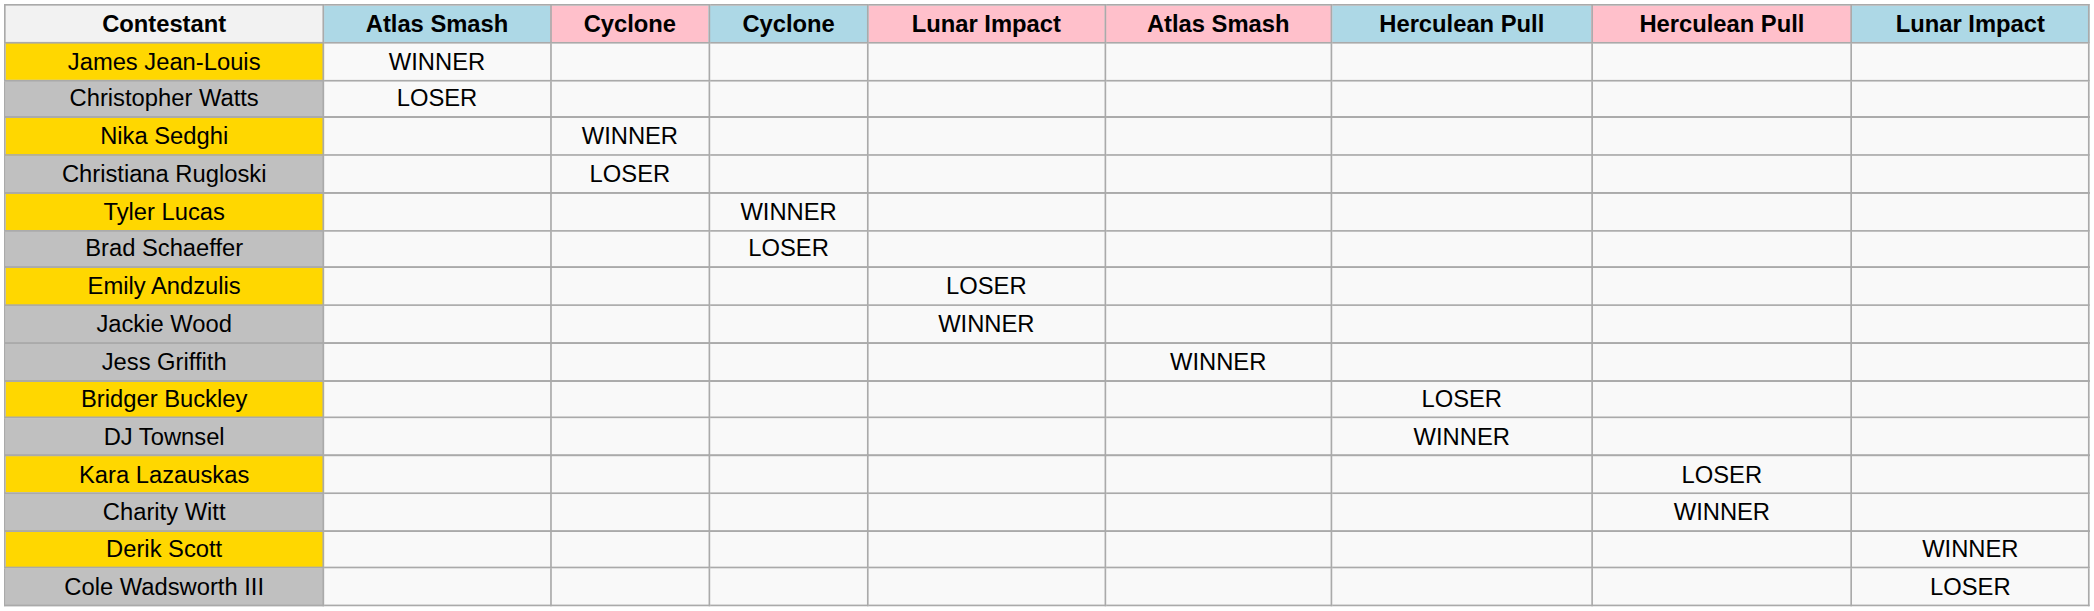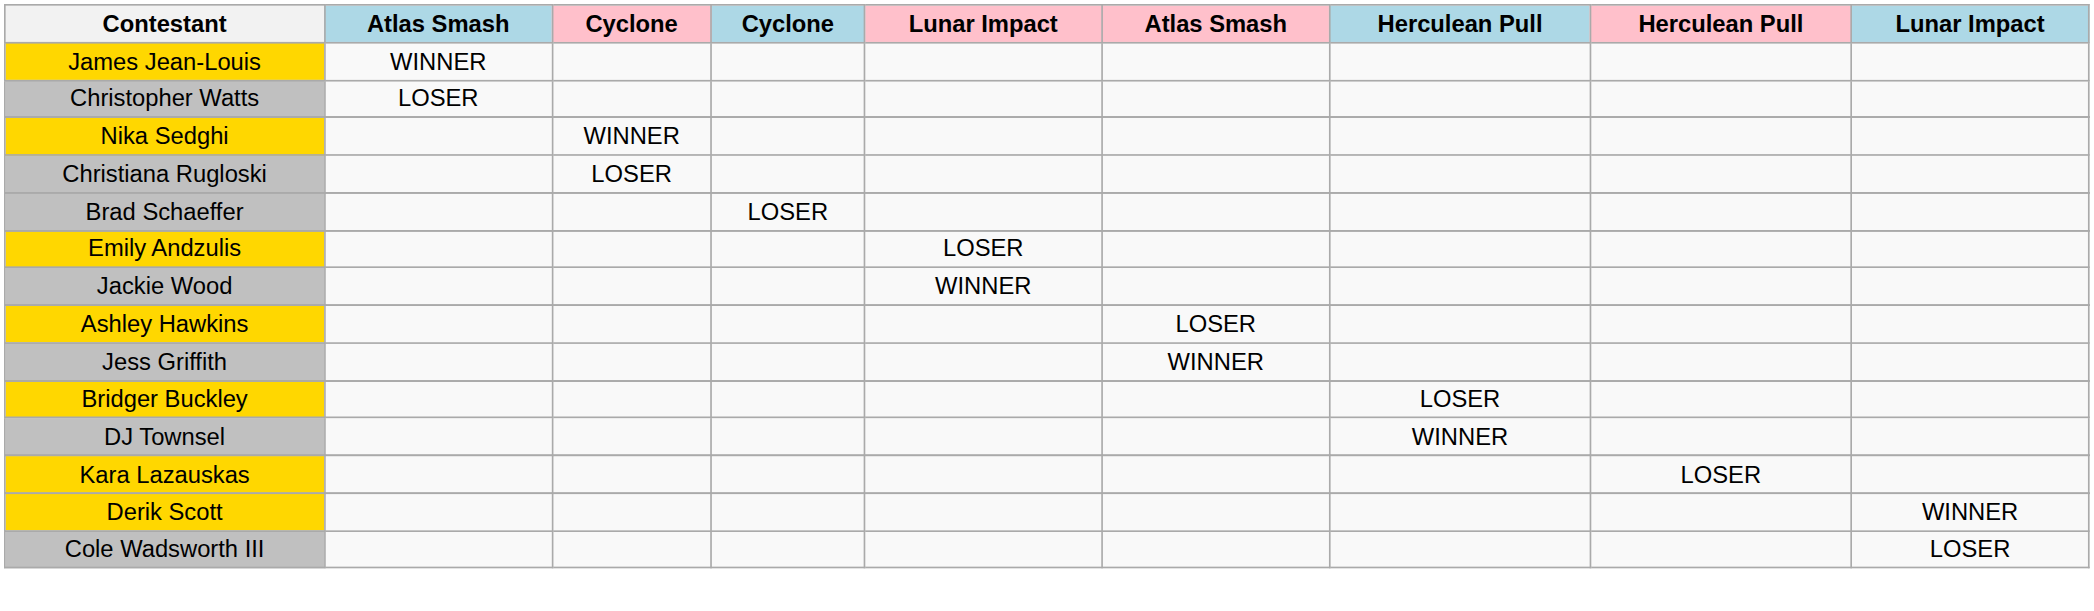- row: (164, 212)
+ row: (165, 324)
- row: (164, 512)
